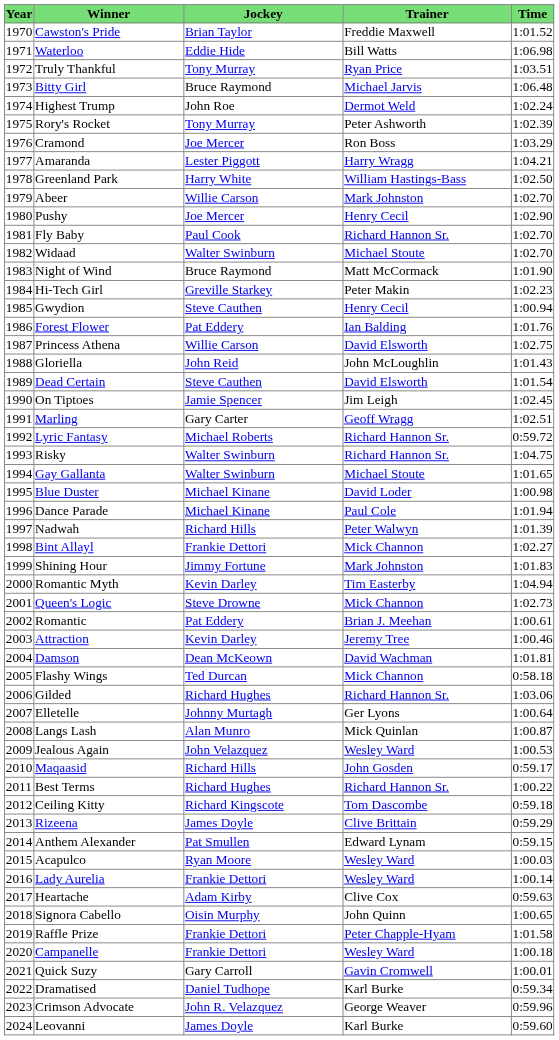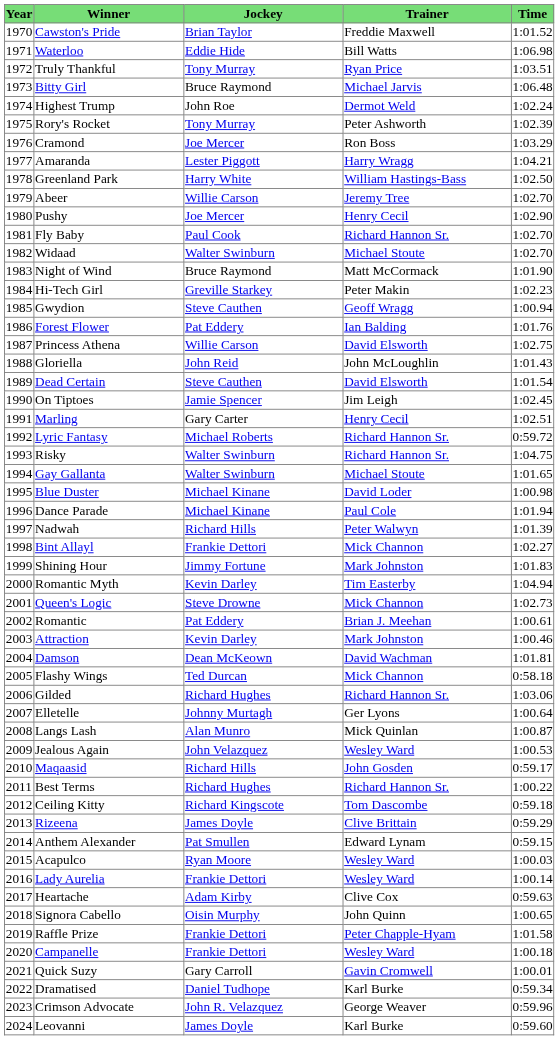(384, 197) Mark Johnston -> (377, 197) Jeremy Tree
(376, 308) Henry Cecil -> (379, 308) Geoff Wragg
(379, 418) Geoff Wragg -> (376, 418) Henry Cecil
(377, 639) Jeremy Tree -> (384, 639) Mark Johnston
